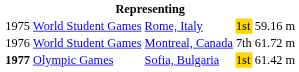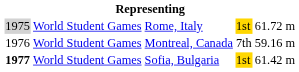(18, 26) no background -> (18, 26) lightgrey background
(275, 26) 59.16 m -> (275, 26) 61.72 m
(275, 43) 61.72 m -> (275, 43) 59.16 m
(73, 60) Olympic Games -> (87, 60) World Student Games
